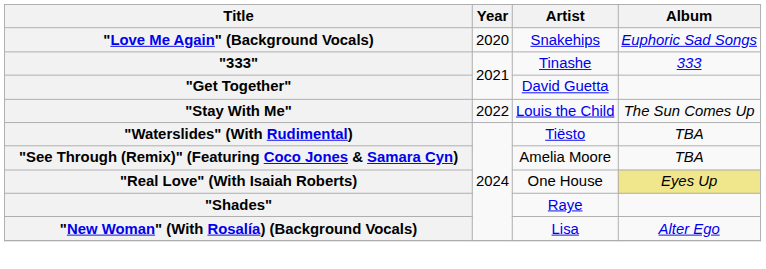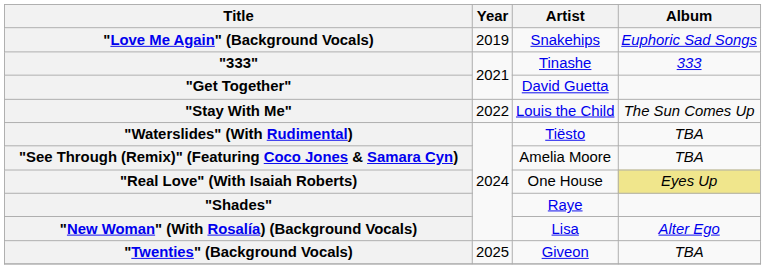(493, 39) 2020 -> (493, 39) 2019
+ row: (239, 252)
